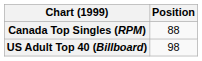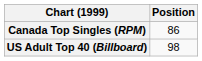(174, 30) 88 -> (174, 30) 86
